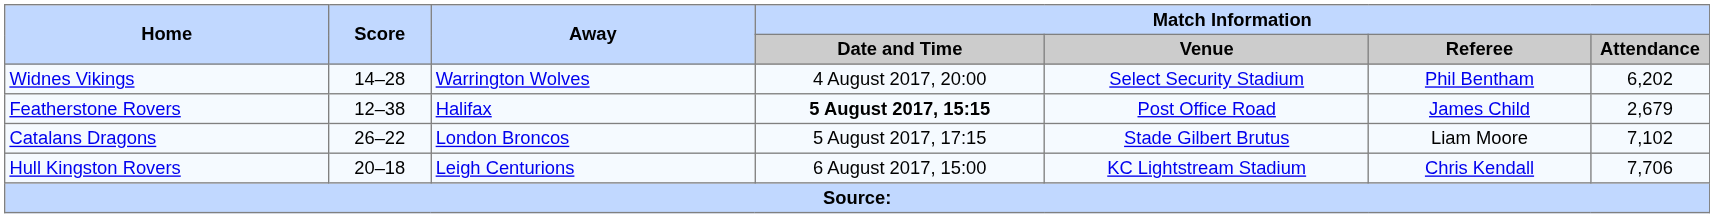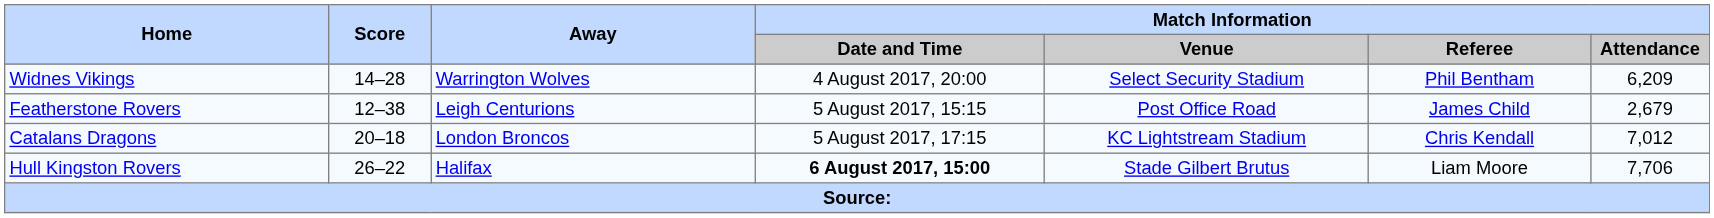(1650, 79) 6,202 -> (1650, 79) 6,209
(464, 109) Halifax -> (505, 109) Leigh Centurions
(900, 109) bold -> (900, 109) normal
(380, 138) 26–22 -> (380, 138) 20–18
(1207, 138) Stade Gilbert Brutus -> (1207, 138) KC Lightstream Stadium
(1480, 138) Liam Moore -> (1479, 138) Chris Kendall
(1650, 138) 7,102 -> (1650, 138) 7,012
(380, 168) 20–18 -> (380, 168) 26–22
(505, 168) Leigh Centurions -> (464, 168) Halifax
(900, 168) normal -> (900, 168) bold
(1207, 168) KC Lightstream Stadium -> (1207, 168) Stade Gilbert Brutus
(1479, 168) Chris Kendall -> (1480, 168) Liam Moore
